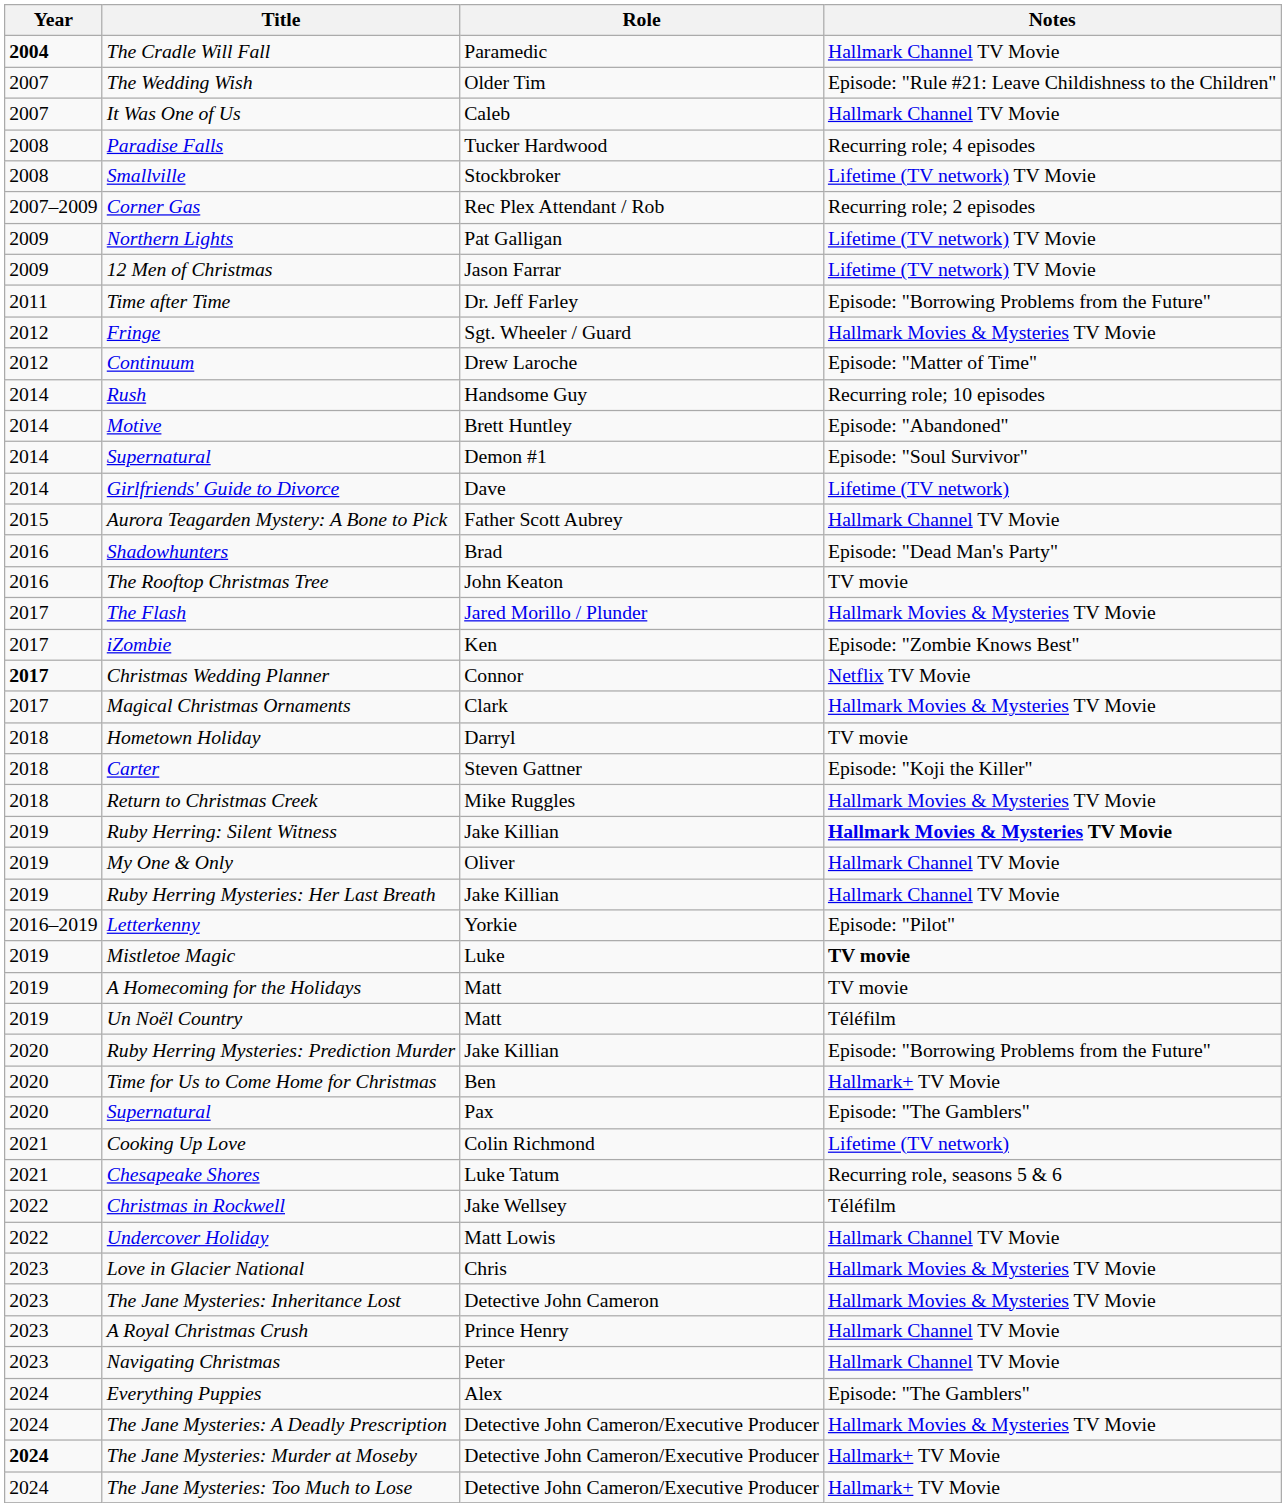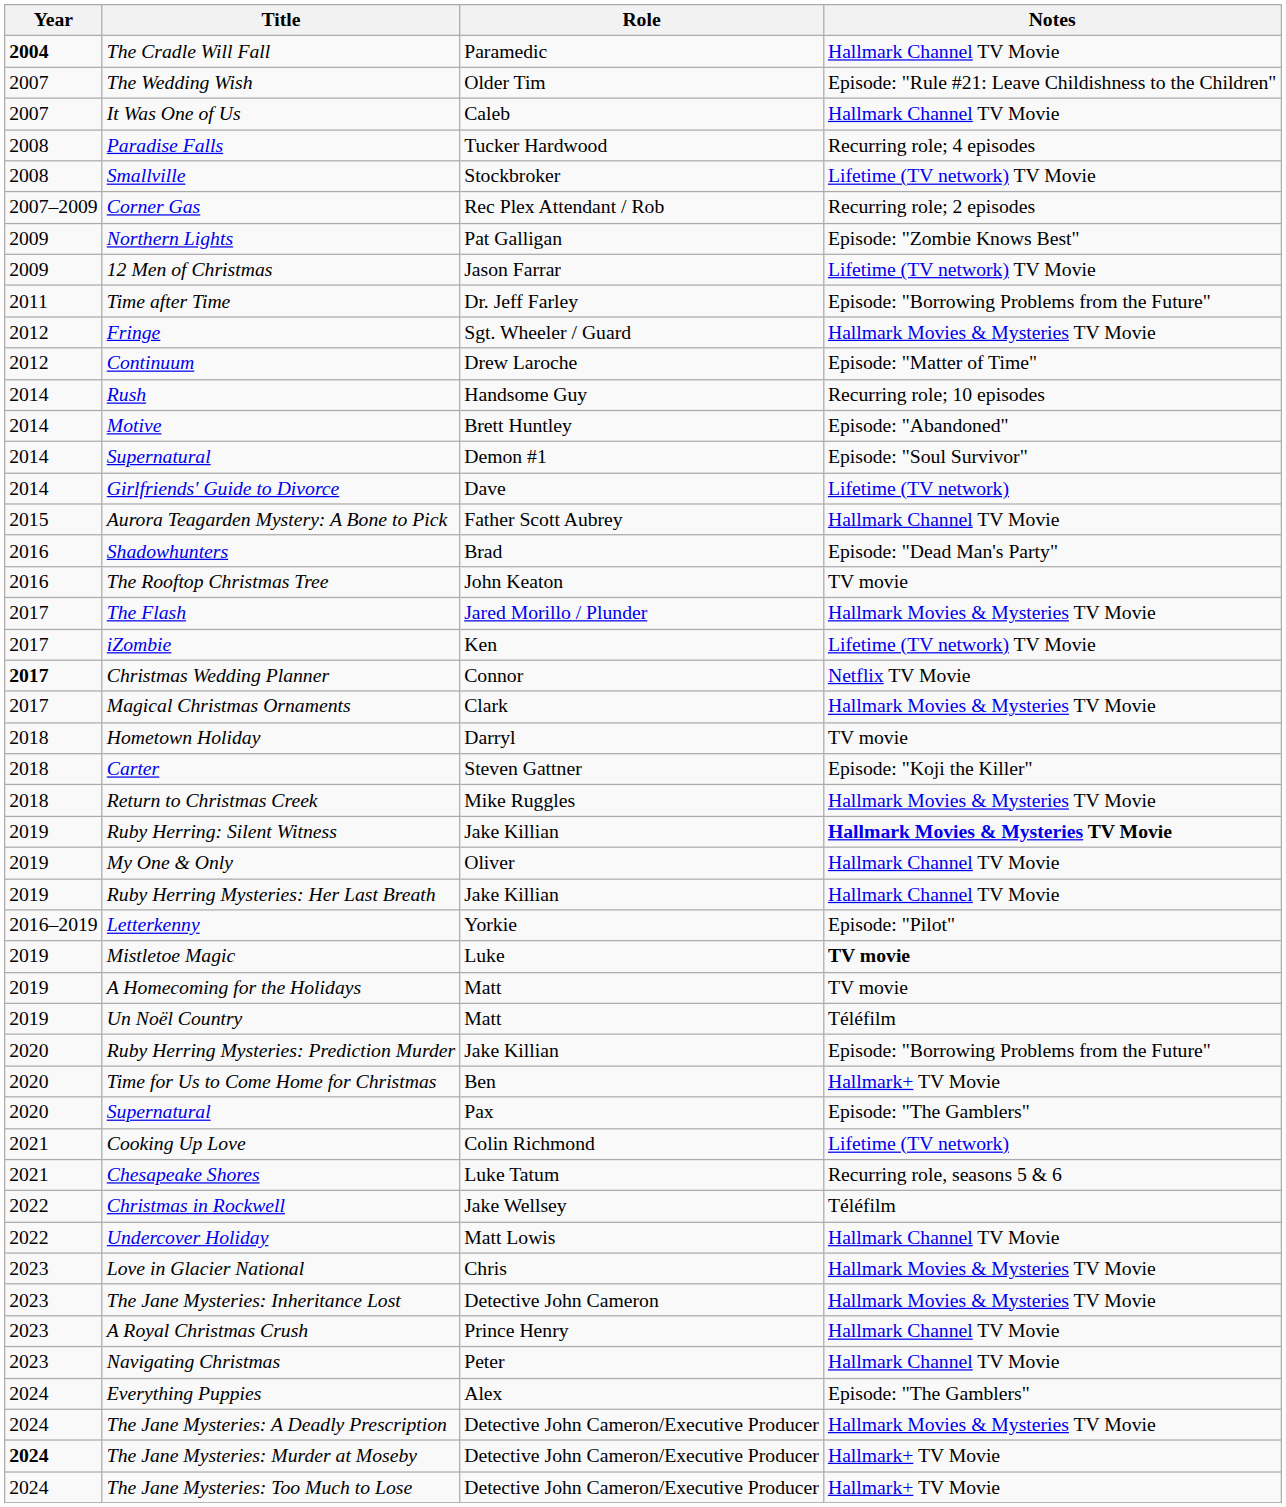(962, 238) Lifetime (TV network) TV Movie -> (954, 238) Episode: "Zombie Knows Best"
(954, 644) Episode: "Zombie Knows Best" -> (962, 644) Lifetime (TV network) TV Movie
